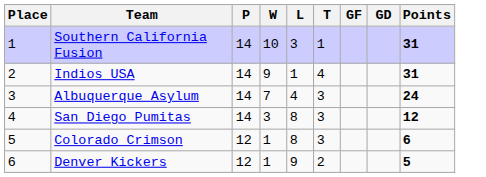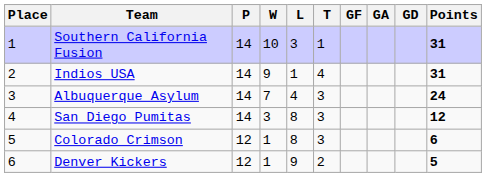+ column: (381, 15)
